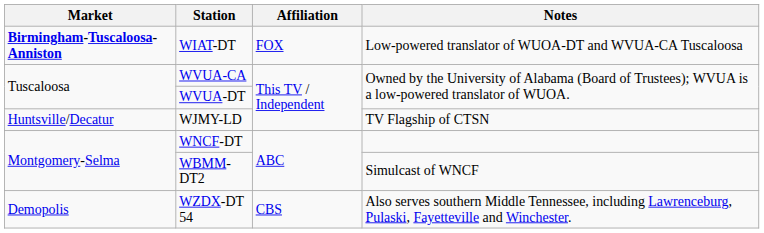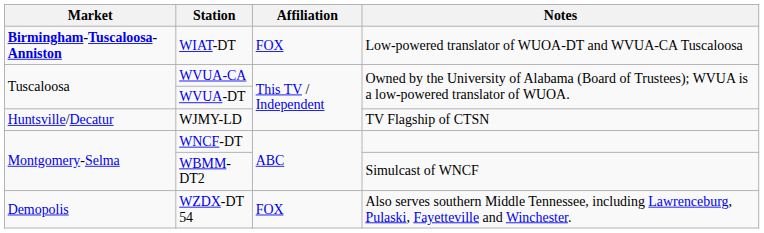(269, 209) CBS -> (270, 209) FOX
